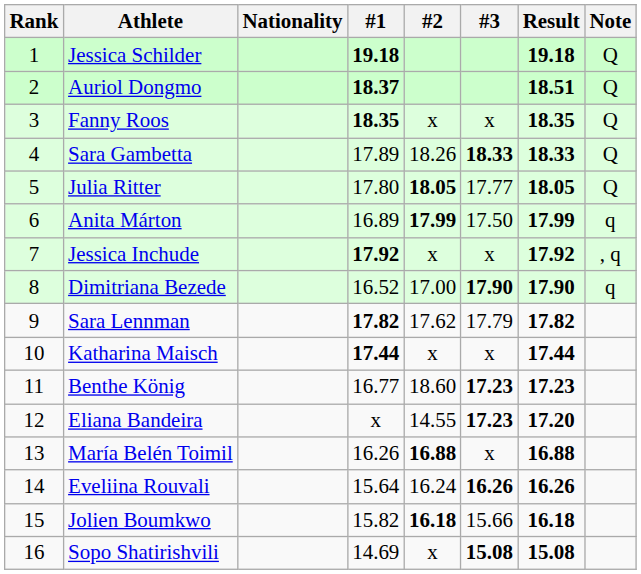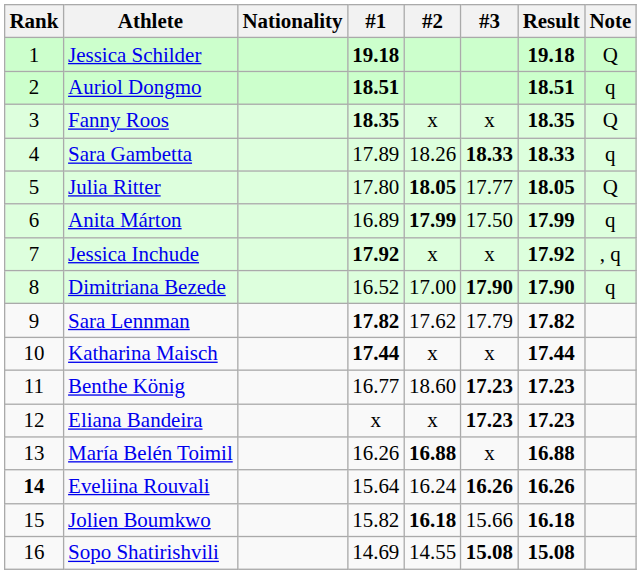(376, 87) 18.37 -> (376, 87) 18.51
(610, 87) Q -> (610, 87) q
(610, 154) Q -> (610, 154) q
(433, 420) 14.55 -> (433, 420) x
(551, 420) 17.20 -> (551, 420) 17.23
(34, 486) normal -> (34, 486) bold
(433, 552) x -> (433, 552) 14.55
